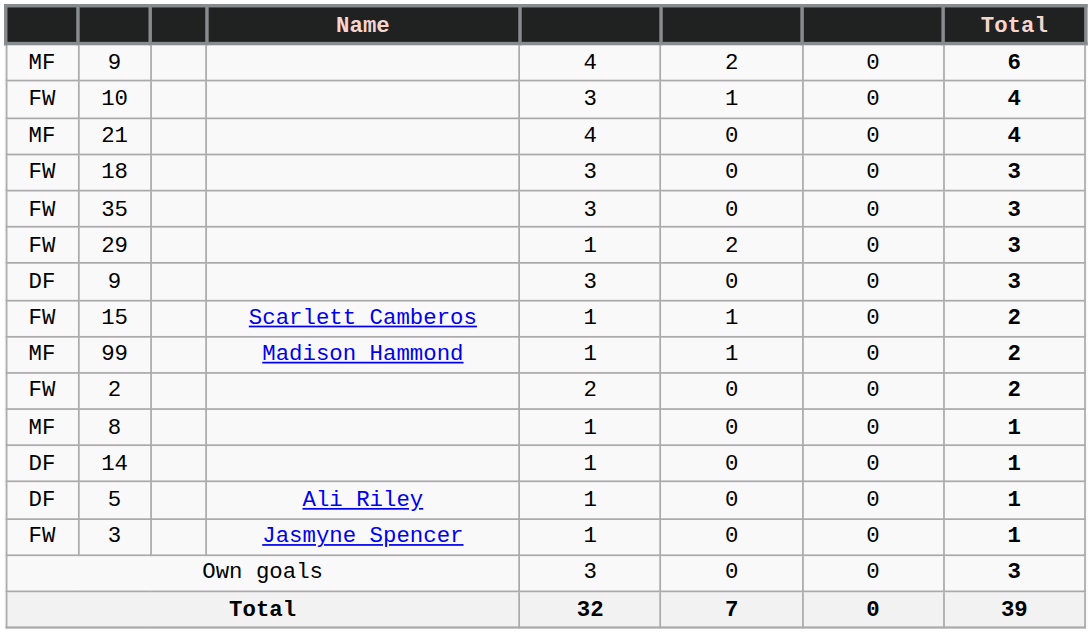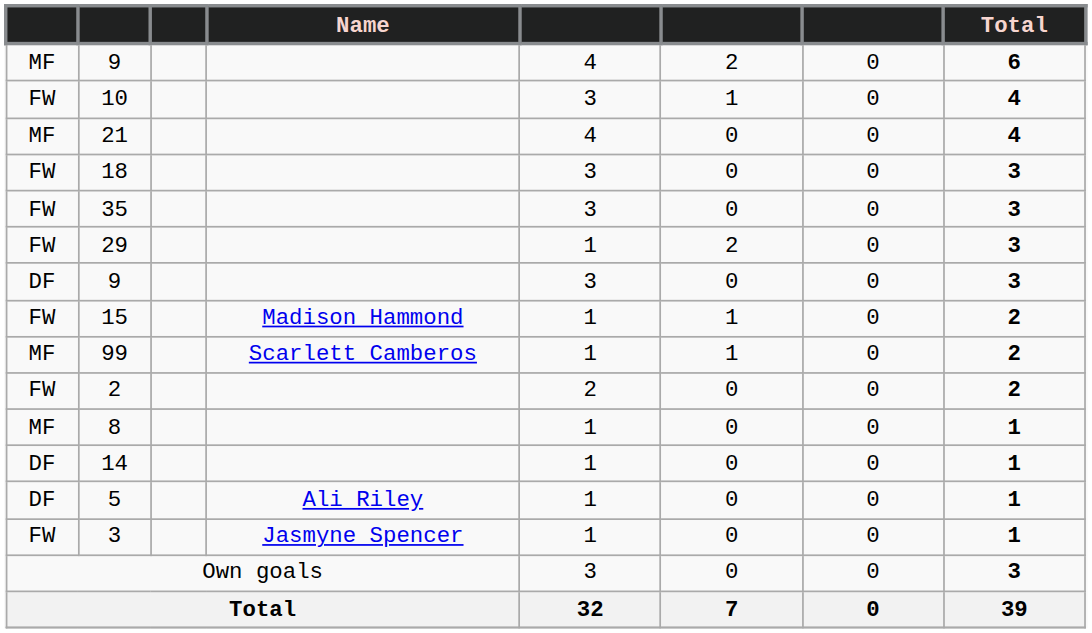(363, 318) Scarlett Camberos -> (363, 318) Madison Hammond
(363, 355) Madison Hammond -> (363, 355) Scarlett Camberos
